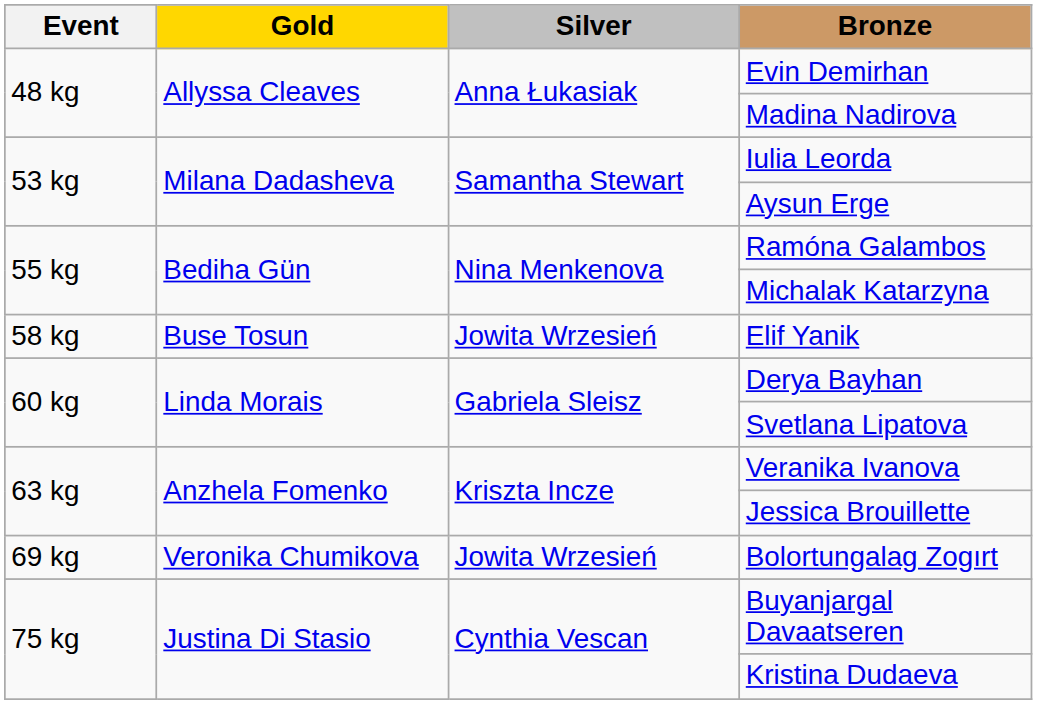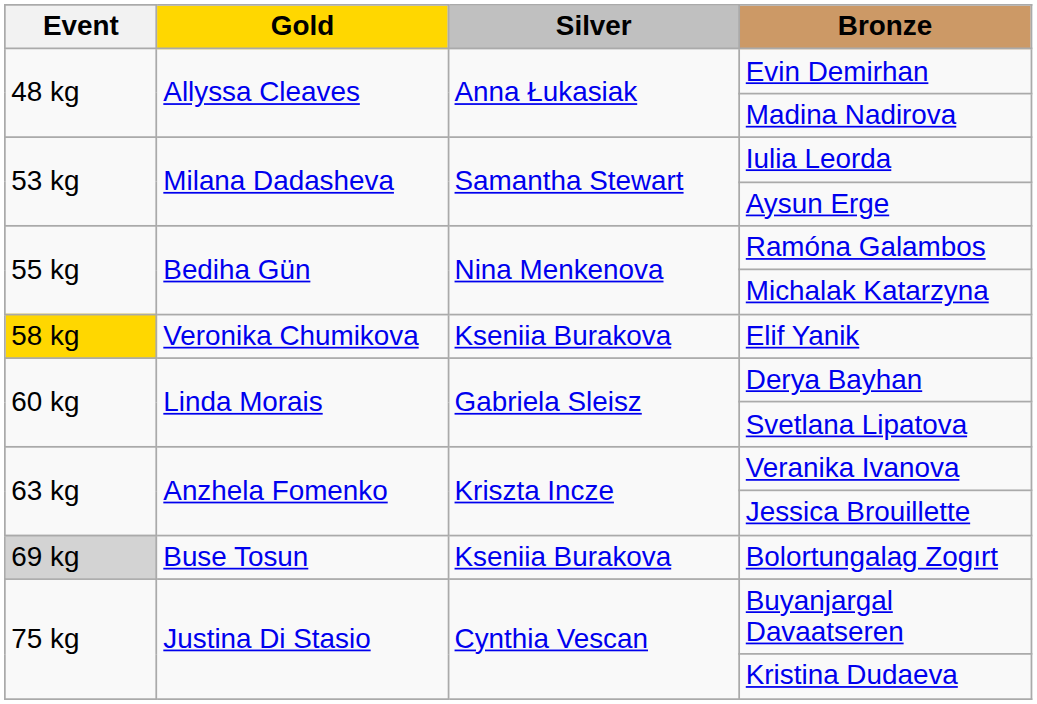(45, 335) no background -> (45, 335) gold background
(236, 335) Buse Tosun -> (291, 335) Veronika Chumikova
(556, 335) Jowita Wrzesień -> (563, 335) Kseniia Burakova
(45, 556) no background -> (45, 556) lightgrey background
(291, 556) Veronika Chumikova -> (236, 556) Buse Tosun
(556, 556) Jowita Wrzesień -> (563, 556) Kseniia Burakova
